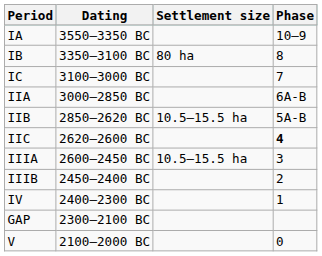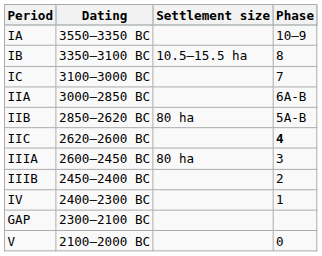(175, 56) 80 ha -> (202, 56) 10.5–15.5 ha
(202, 118) 10.5–15.5 ha -> (175, 118) 80 ha
(202, 159) 10.5–15.5 ha -> (175, 159) 80 ha
